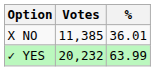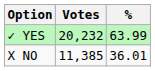rows swapped: (26, 55) <-> (22, 35)
